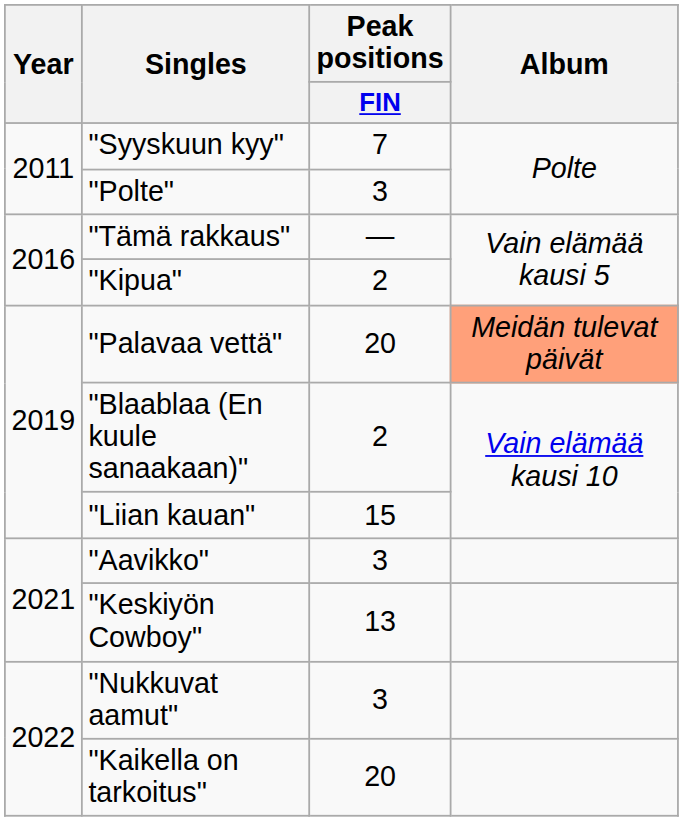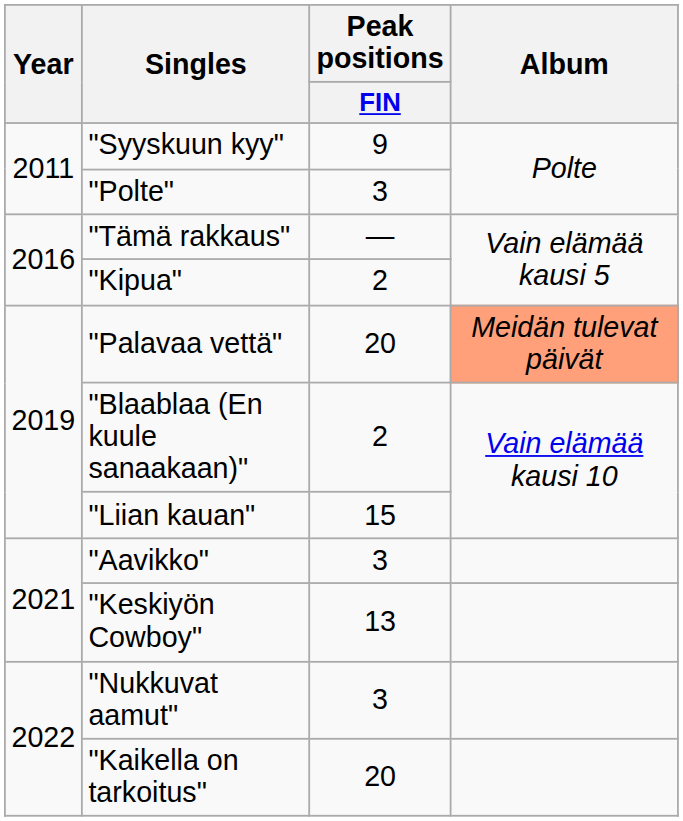(380, 145) 7 -> (380, 145) 9
